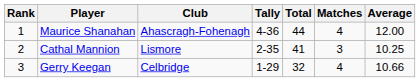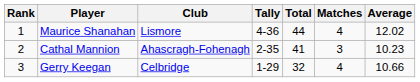(195, 31) Ahascragh-Fohenagh -> (161, 31) Lismore
(390, 31) 12.00 -> (390, 31) 12.02
(161, 49) Lismore -> (195, 49) Ahascragh-Fohenagh
(390, 49) 10.25 -> (390, 49) 10.23
